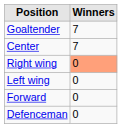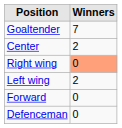(76, 47) 7 -> (76, 47) 2
(76, 81) 0 -> (76, 81) 2
